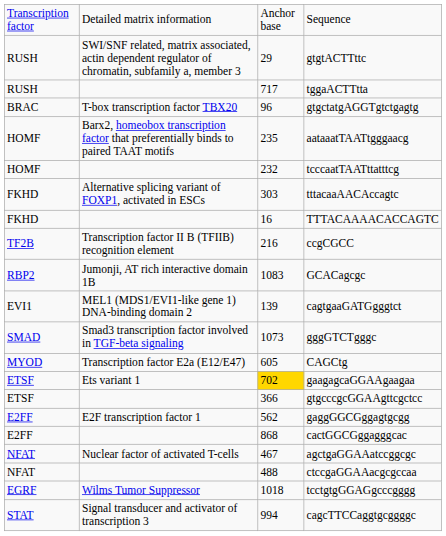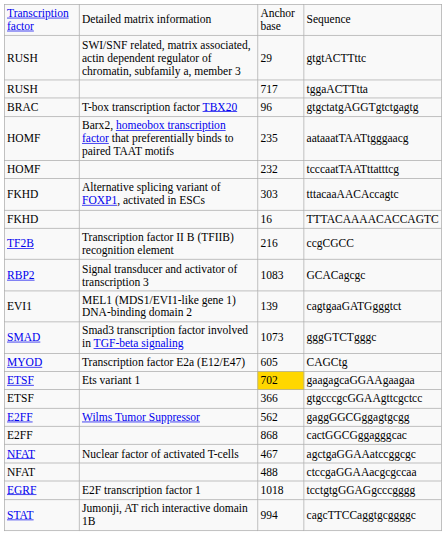(165, 275) Jumonji, AT rich interactive domain 1B -> (160, 275) Signal transducer and activator of transcription 3
(141, 417) E2F transcription factor 1 -> (141, 417) Wilms Tumor Suppressor
(141, 490) Wilms Tumor Suppressor -> (141, 490) E2F transcription factor 1
(160, 515) Signal transducer and activator of transcription 3 -> (165, 515) Jumonji, AT rich interactive domain 1B
